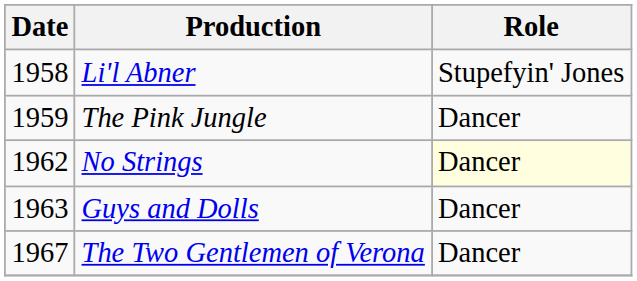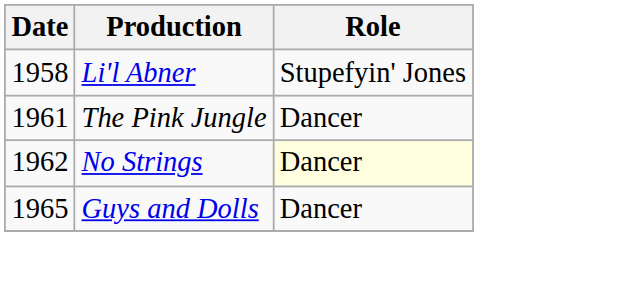(40, 117) 1959 -> (40, 117) 1961
(40, 207) 1963 -> (40, 207) 1965
- row: (253, 252)
